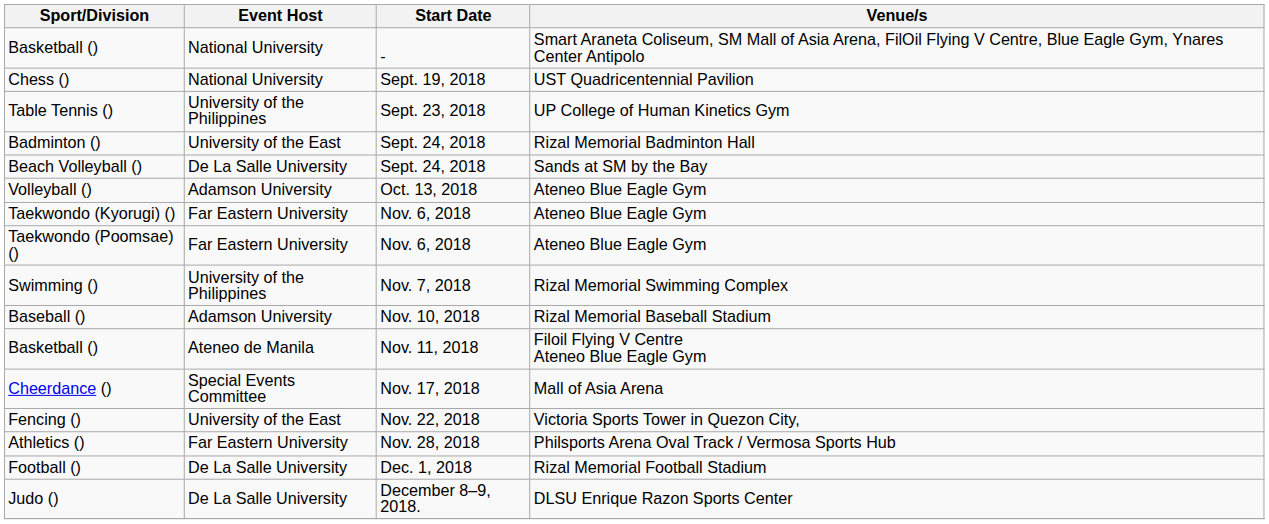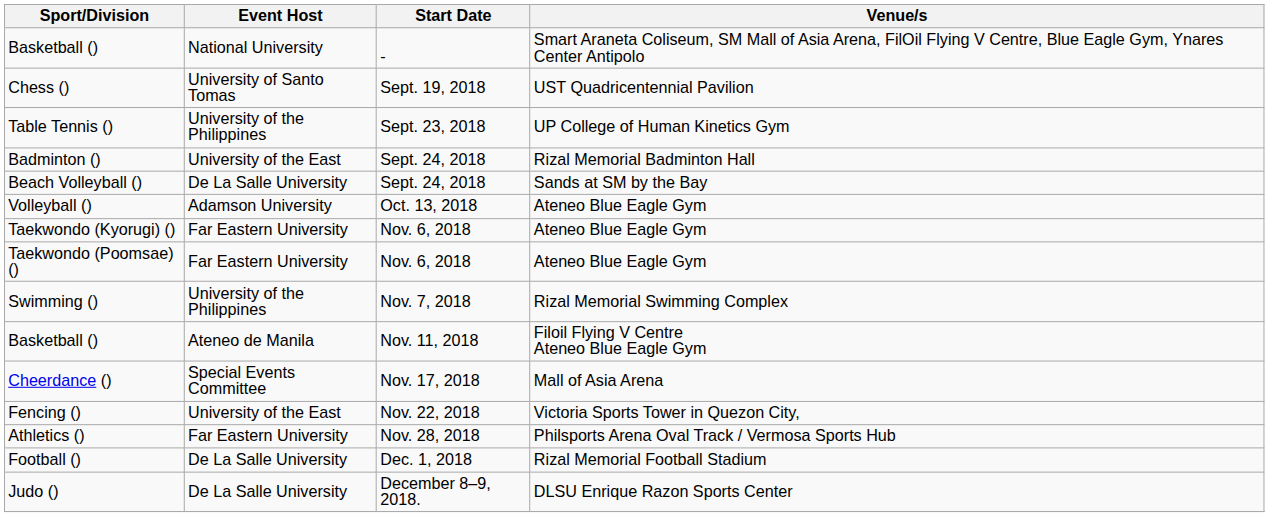(255, 79) National University -> (256, 87) University of Santo Tomas
- row: (47, 317)
